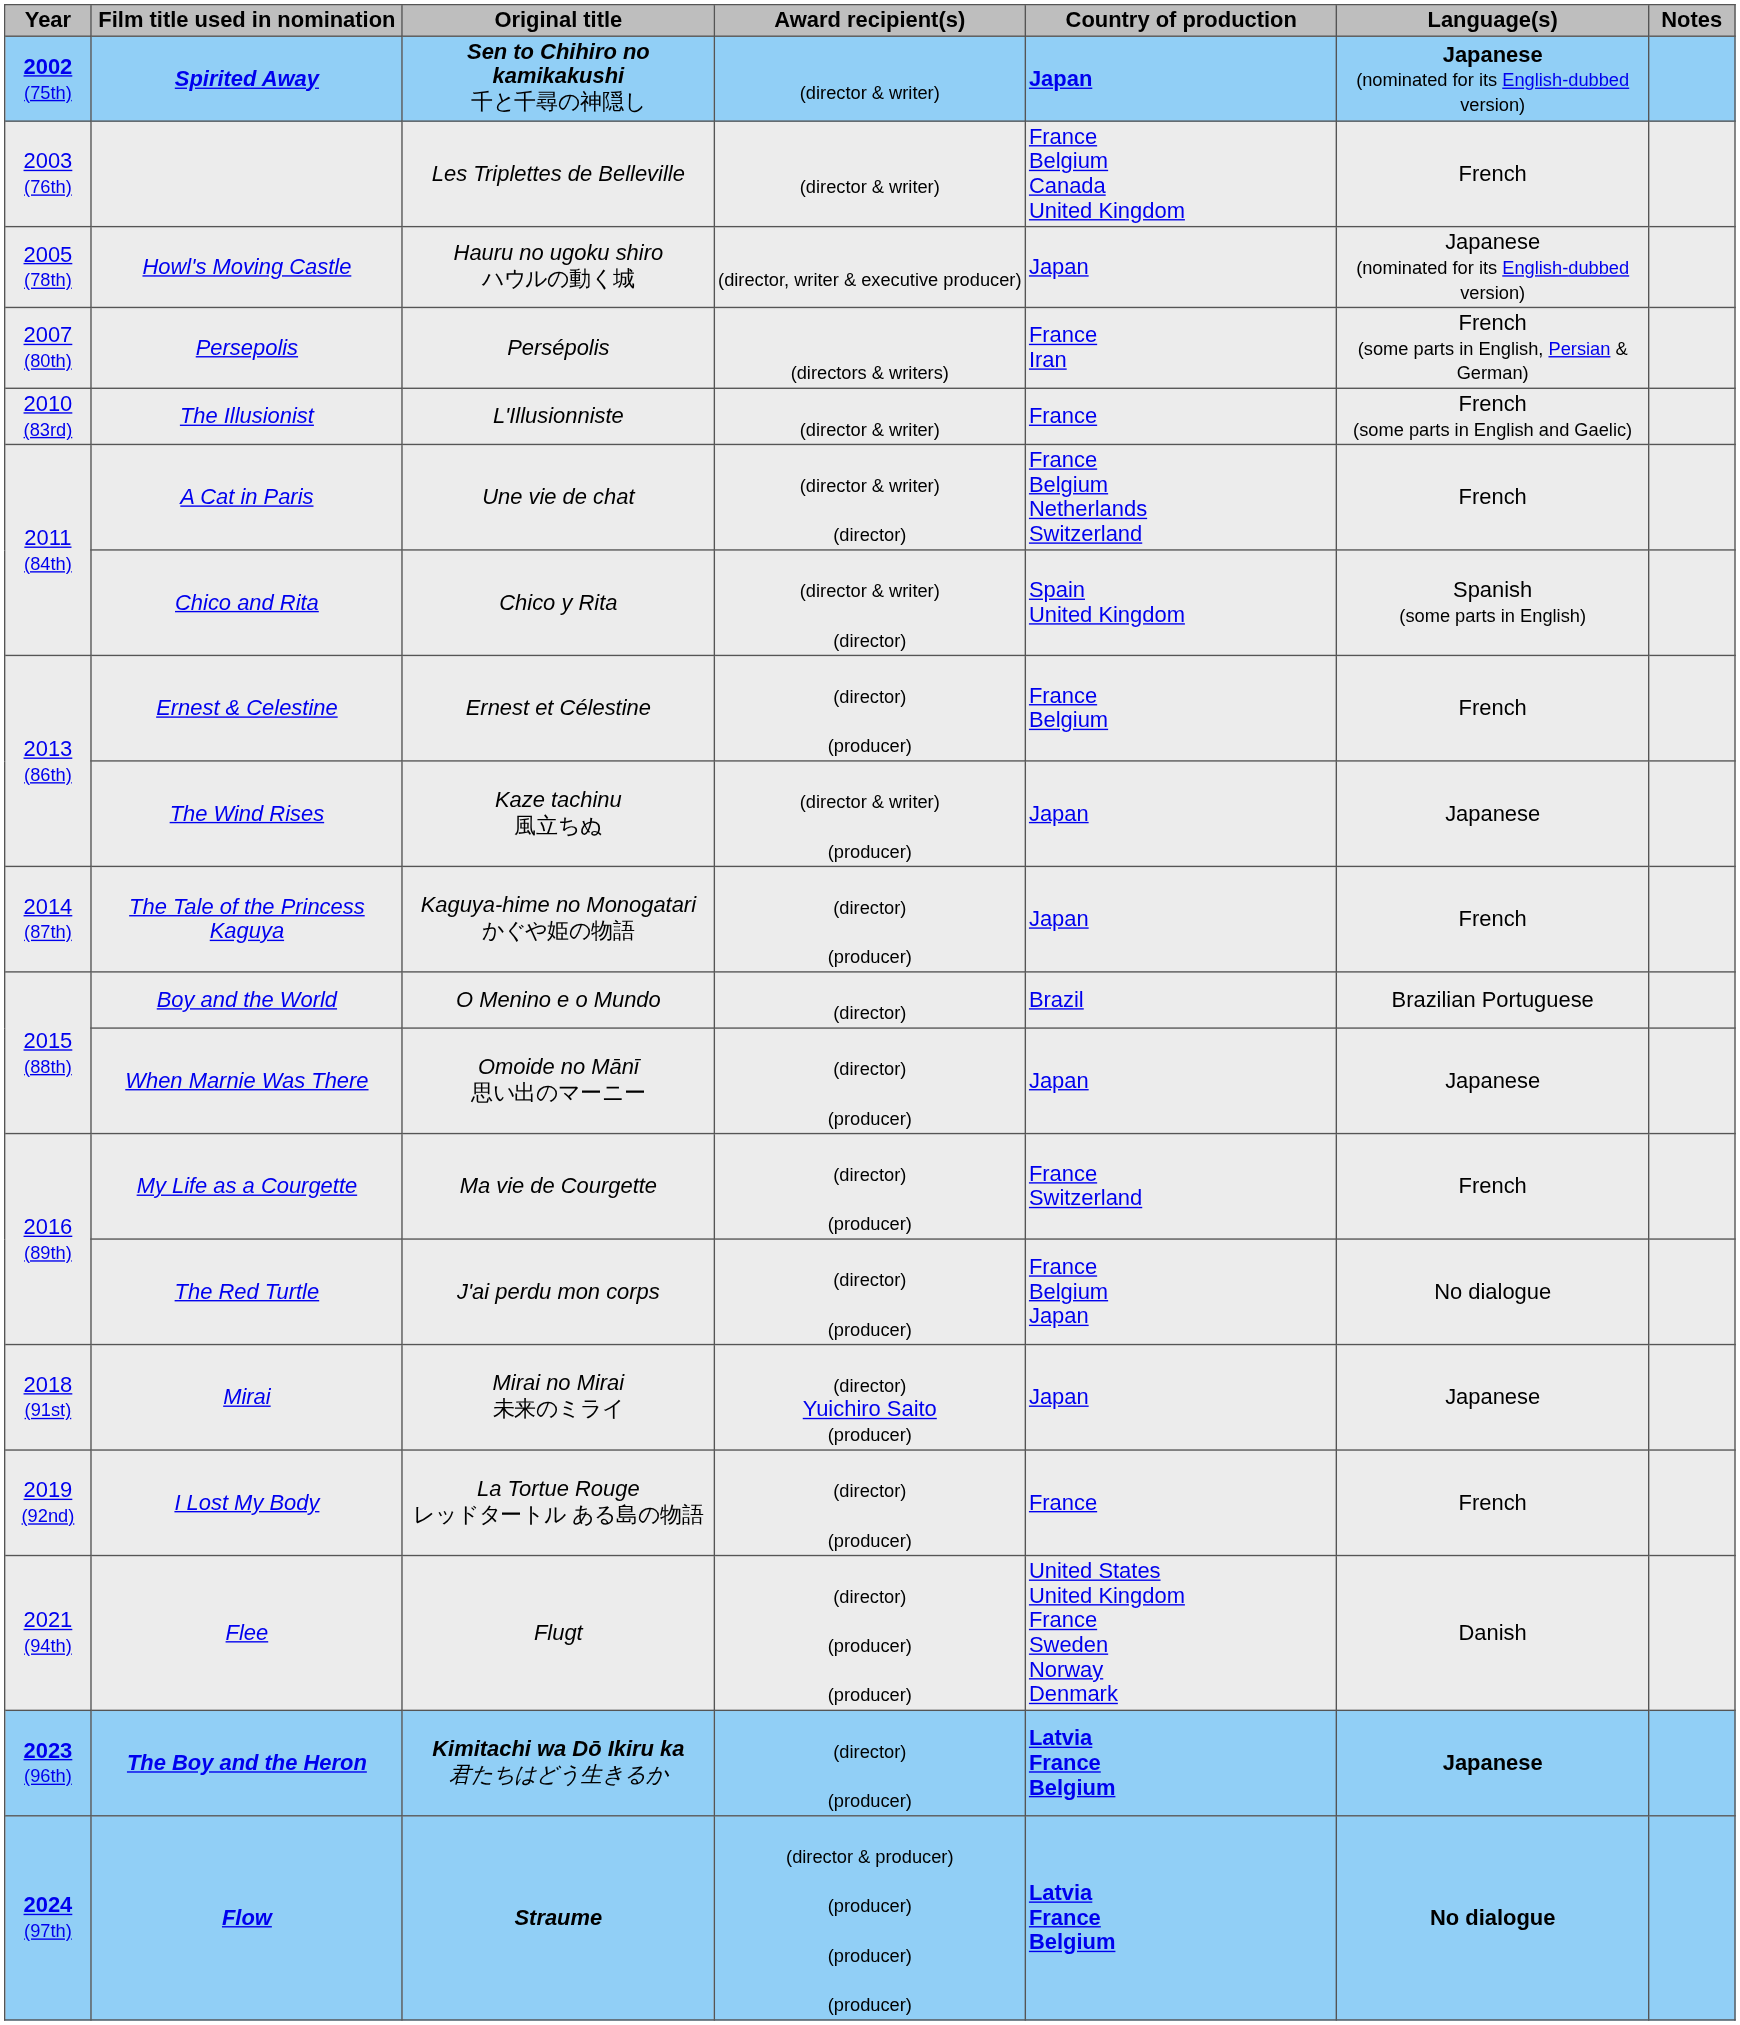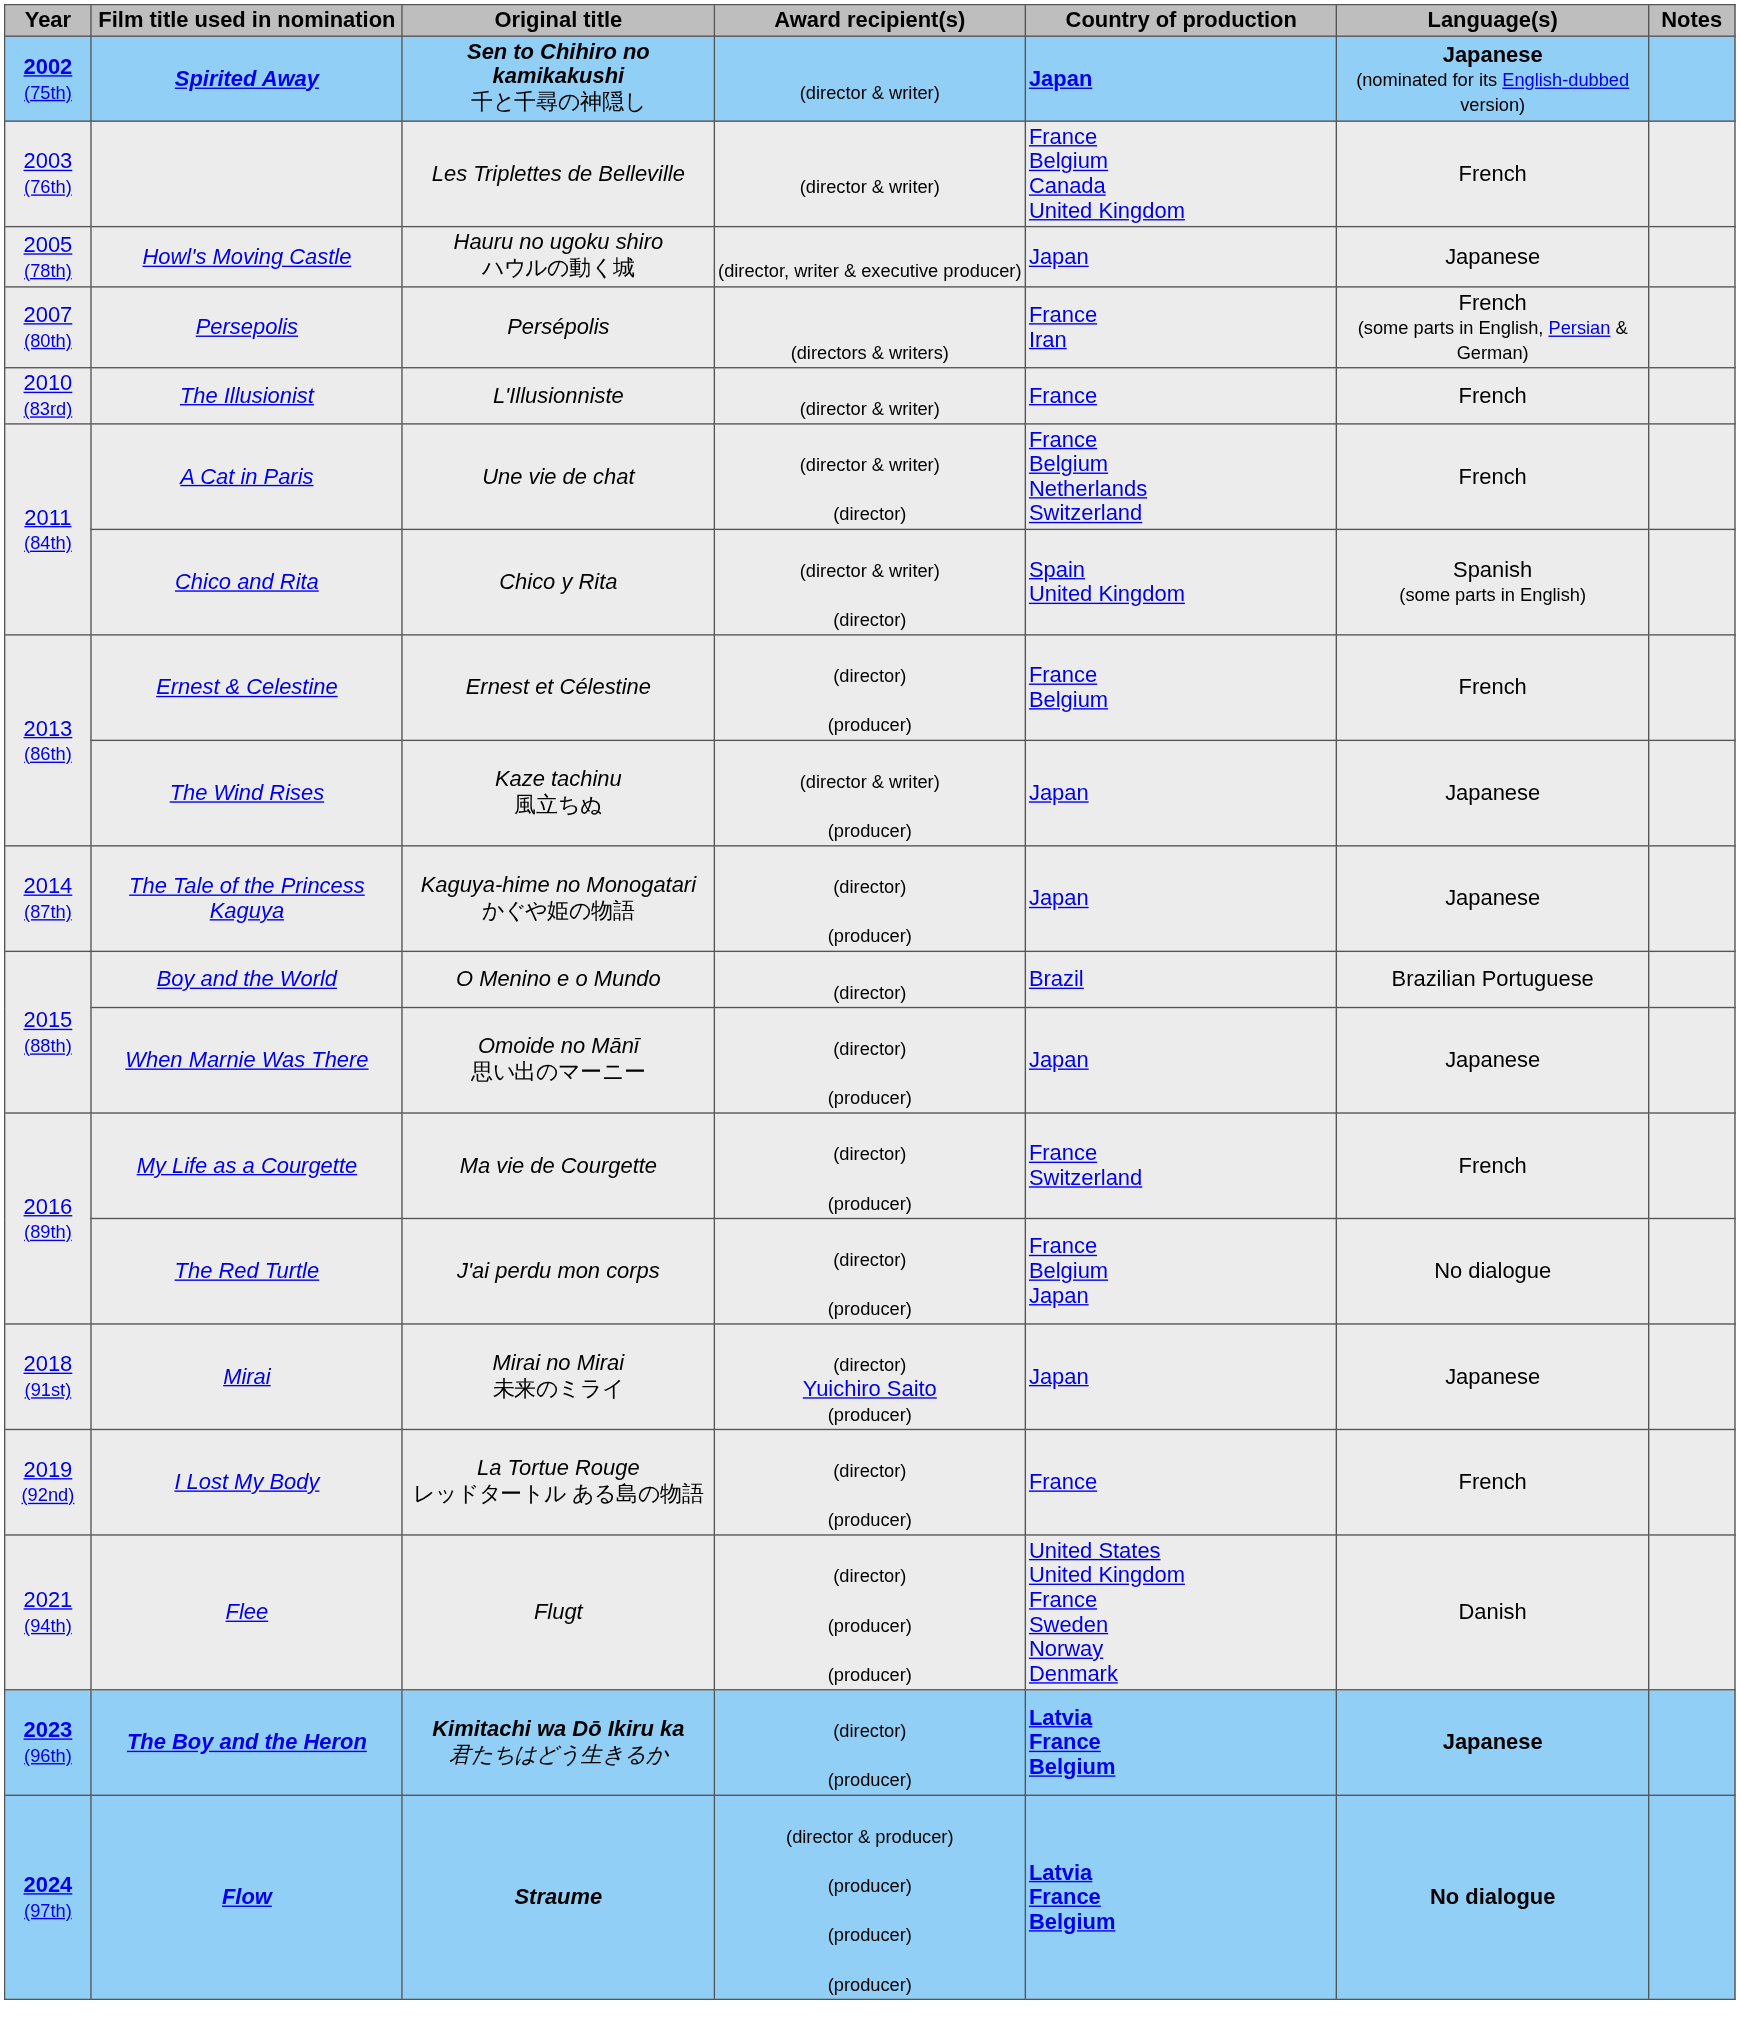(1493, 266) Japanese (nominated for its English-dubbed version) -> (1493, 256) Japanese
(1493, 416) French (some parts in English and Gaelic) -> (1493, 395) French
(1493, 918) French -> (1493, 898) Japanese
